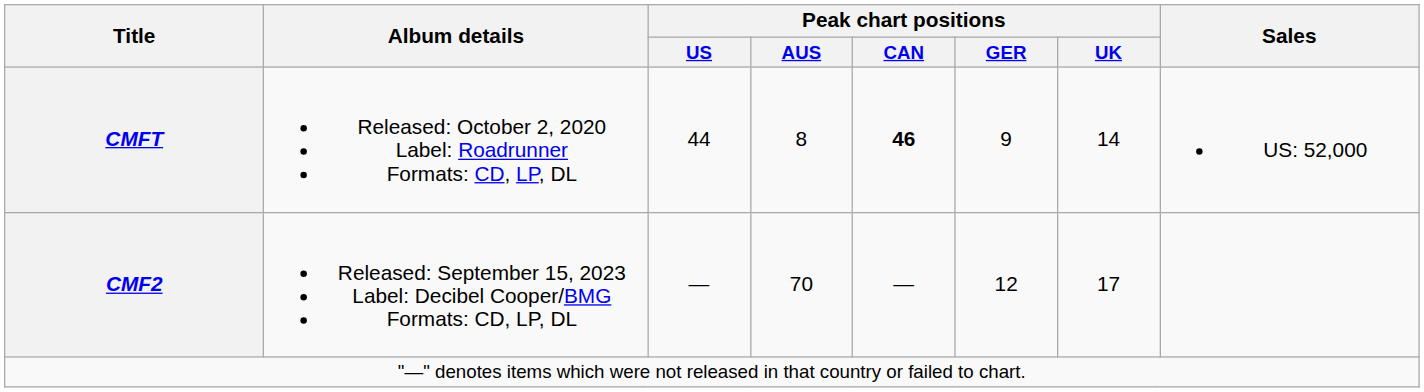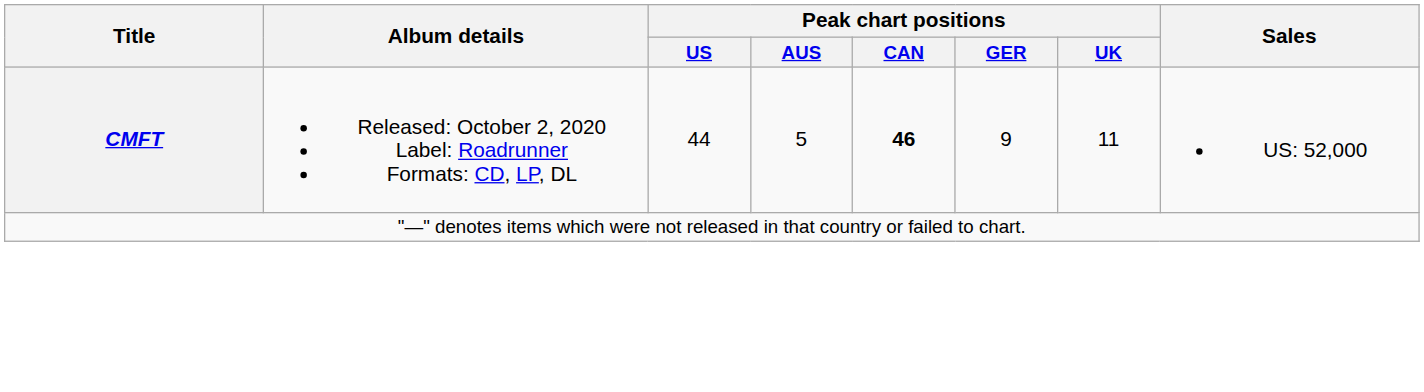(801, 139) 8 -> (801, 139) 5
(1109, 139) 14 -> (1109, 139) 11
- row: (134, 284)
